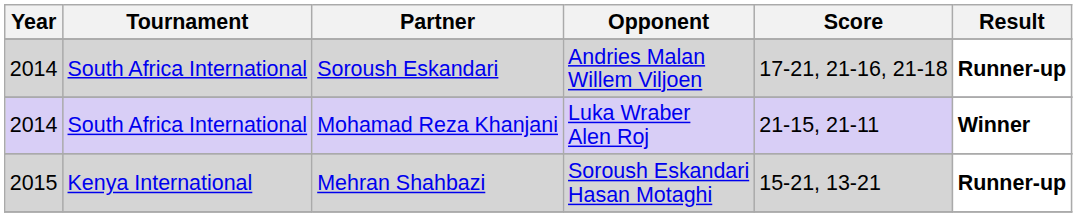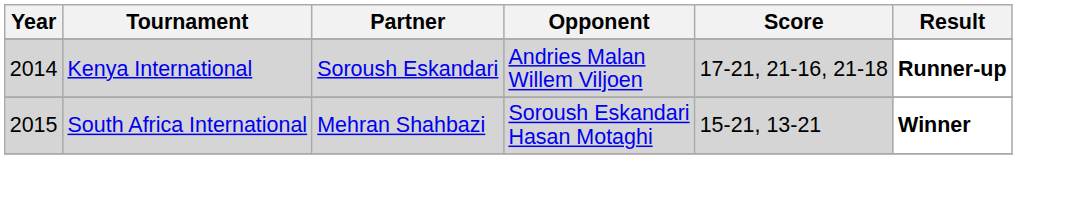(187, 68) South Africa International -> (160, 68) Kenya International
- row: (438, 126)
(160, 183) Kenya International -> (187, 126) South Africa International
(1012, 183) Runner-up -> (934, 126) Winner
